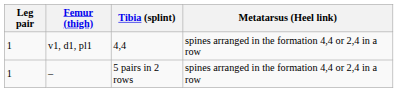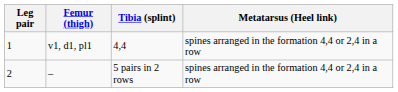(9, 73) 1 -> (9, 73) 2
